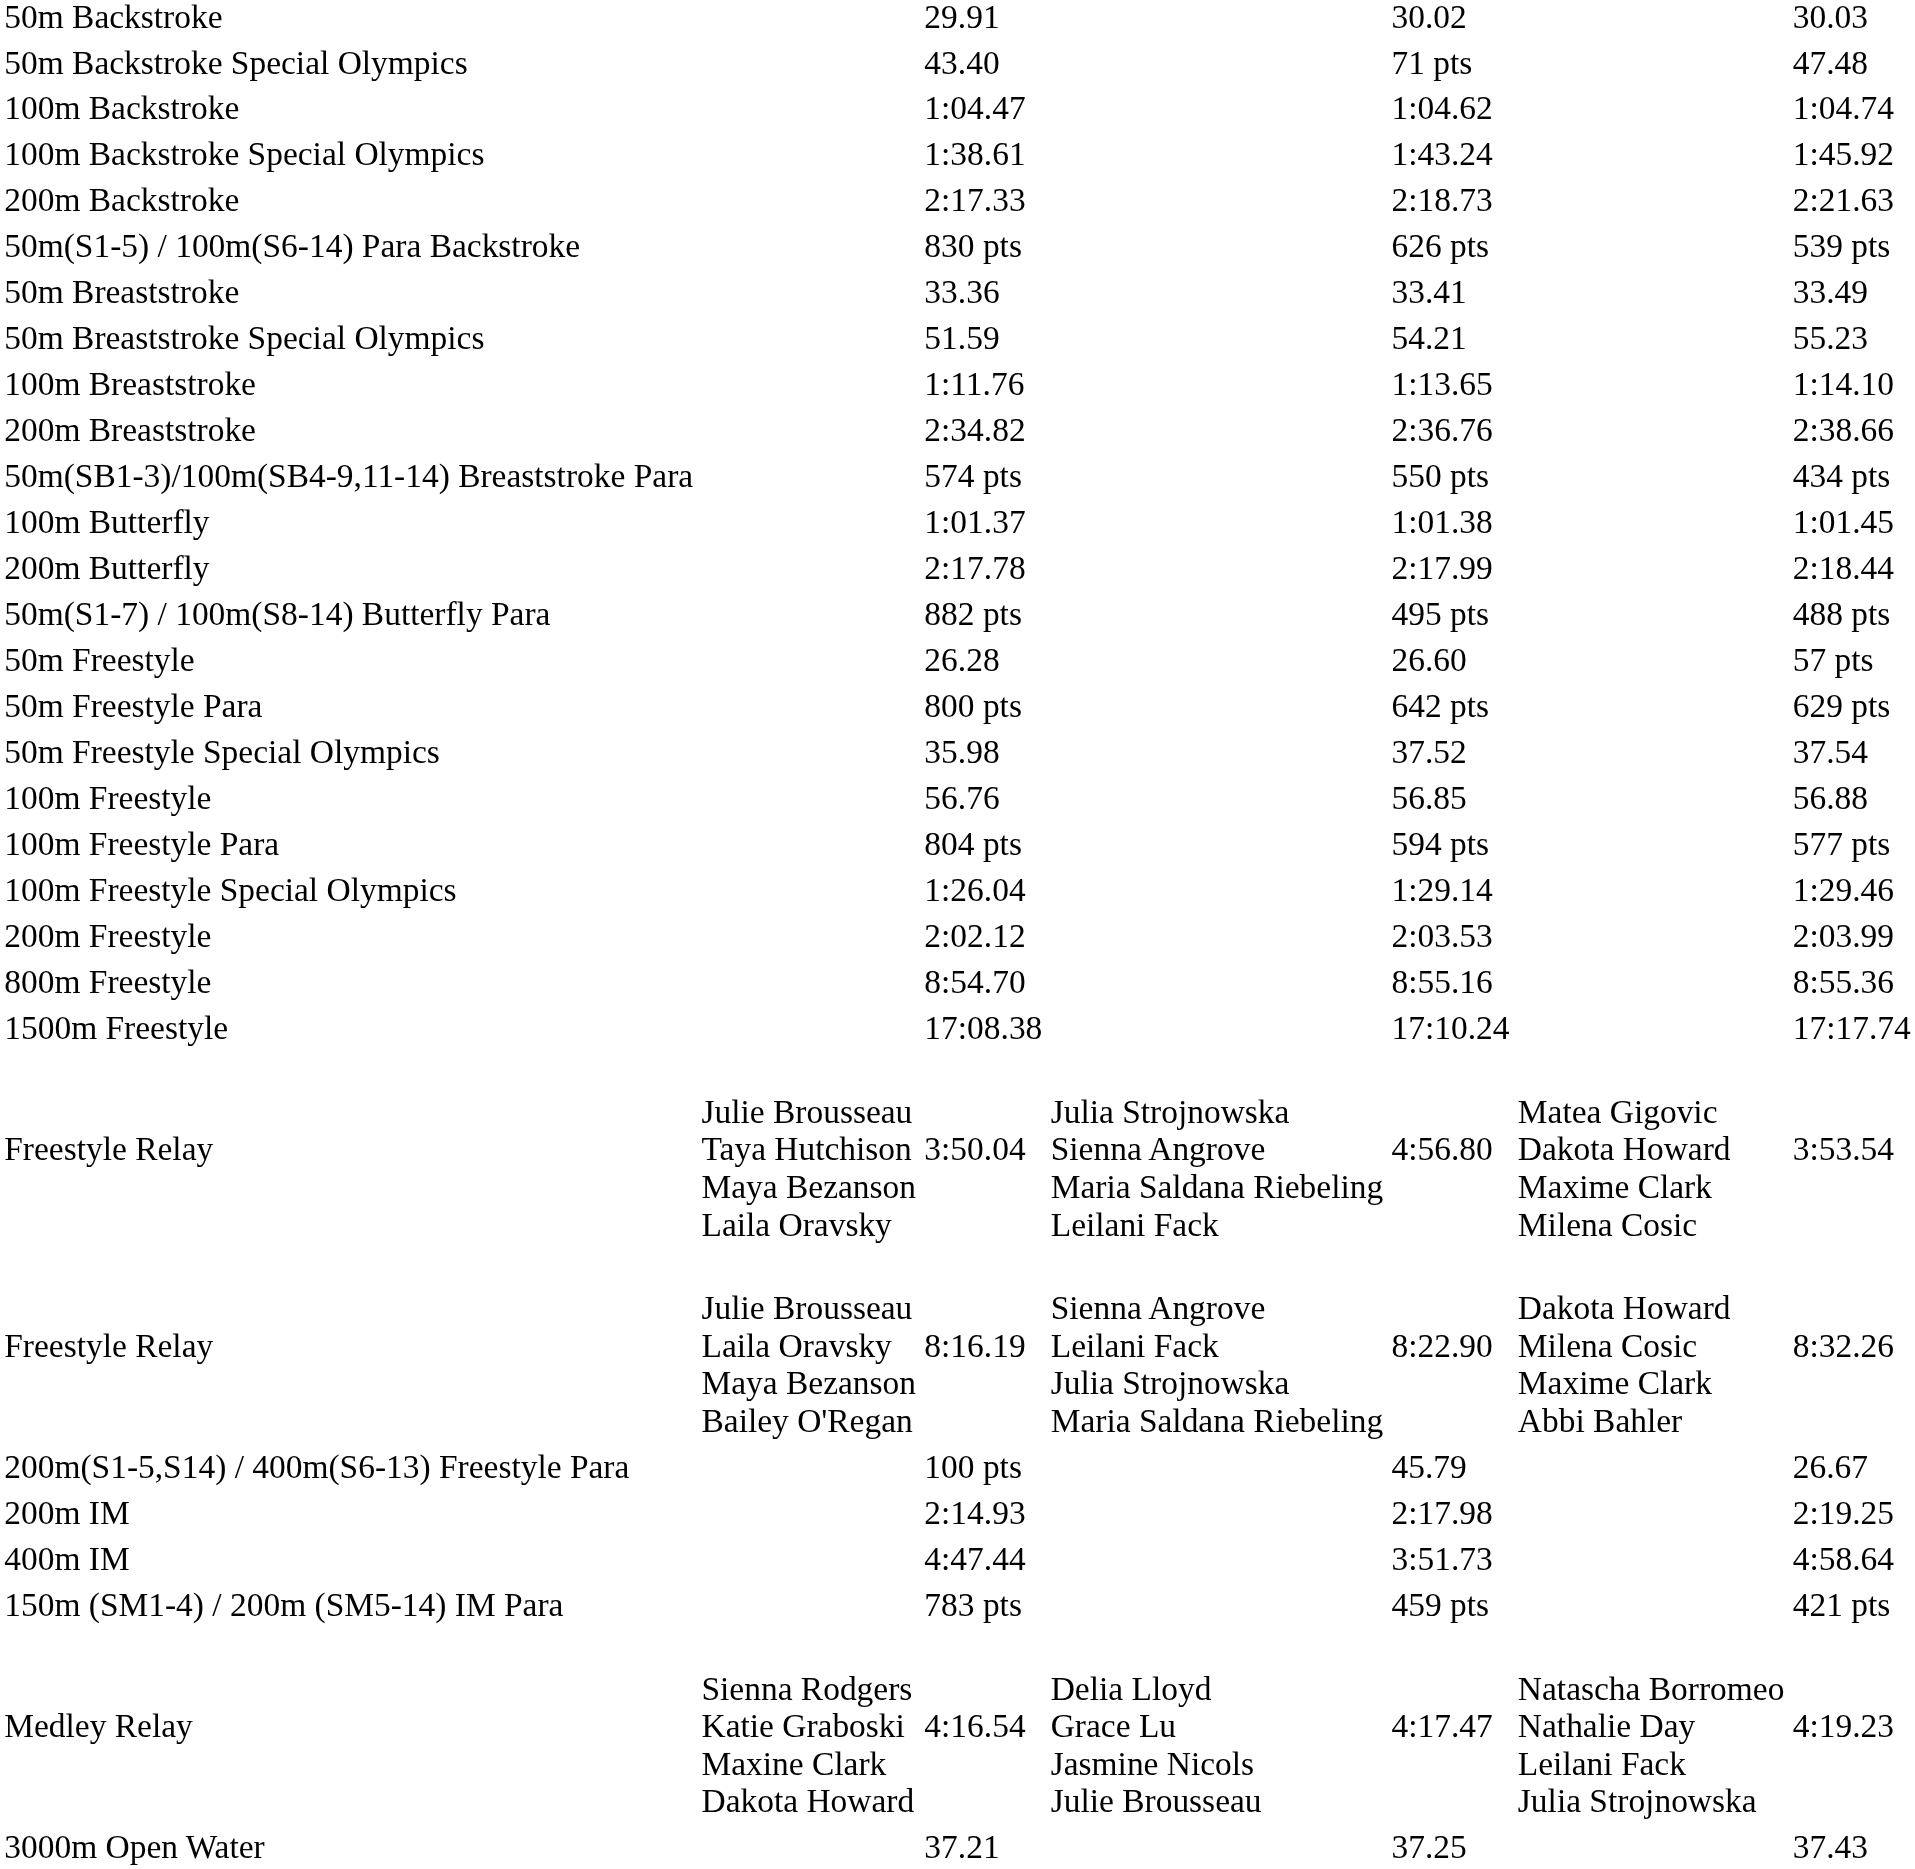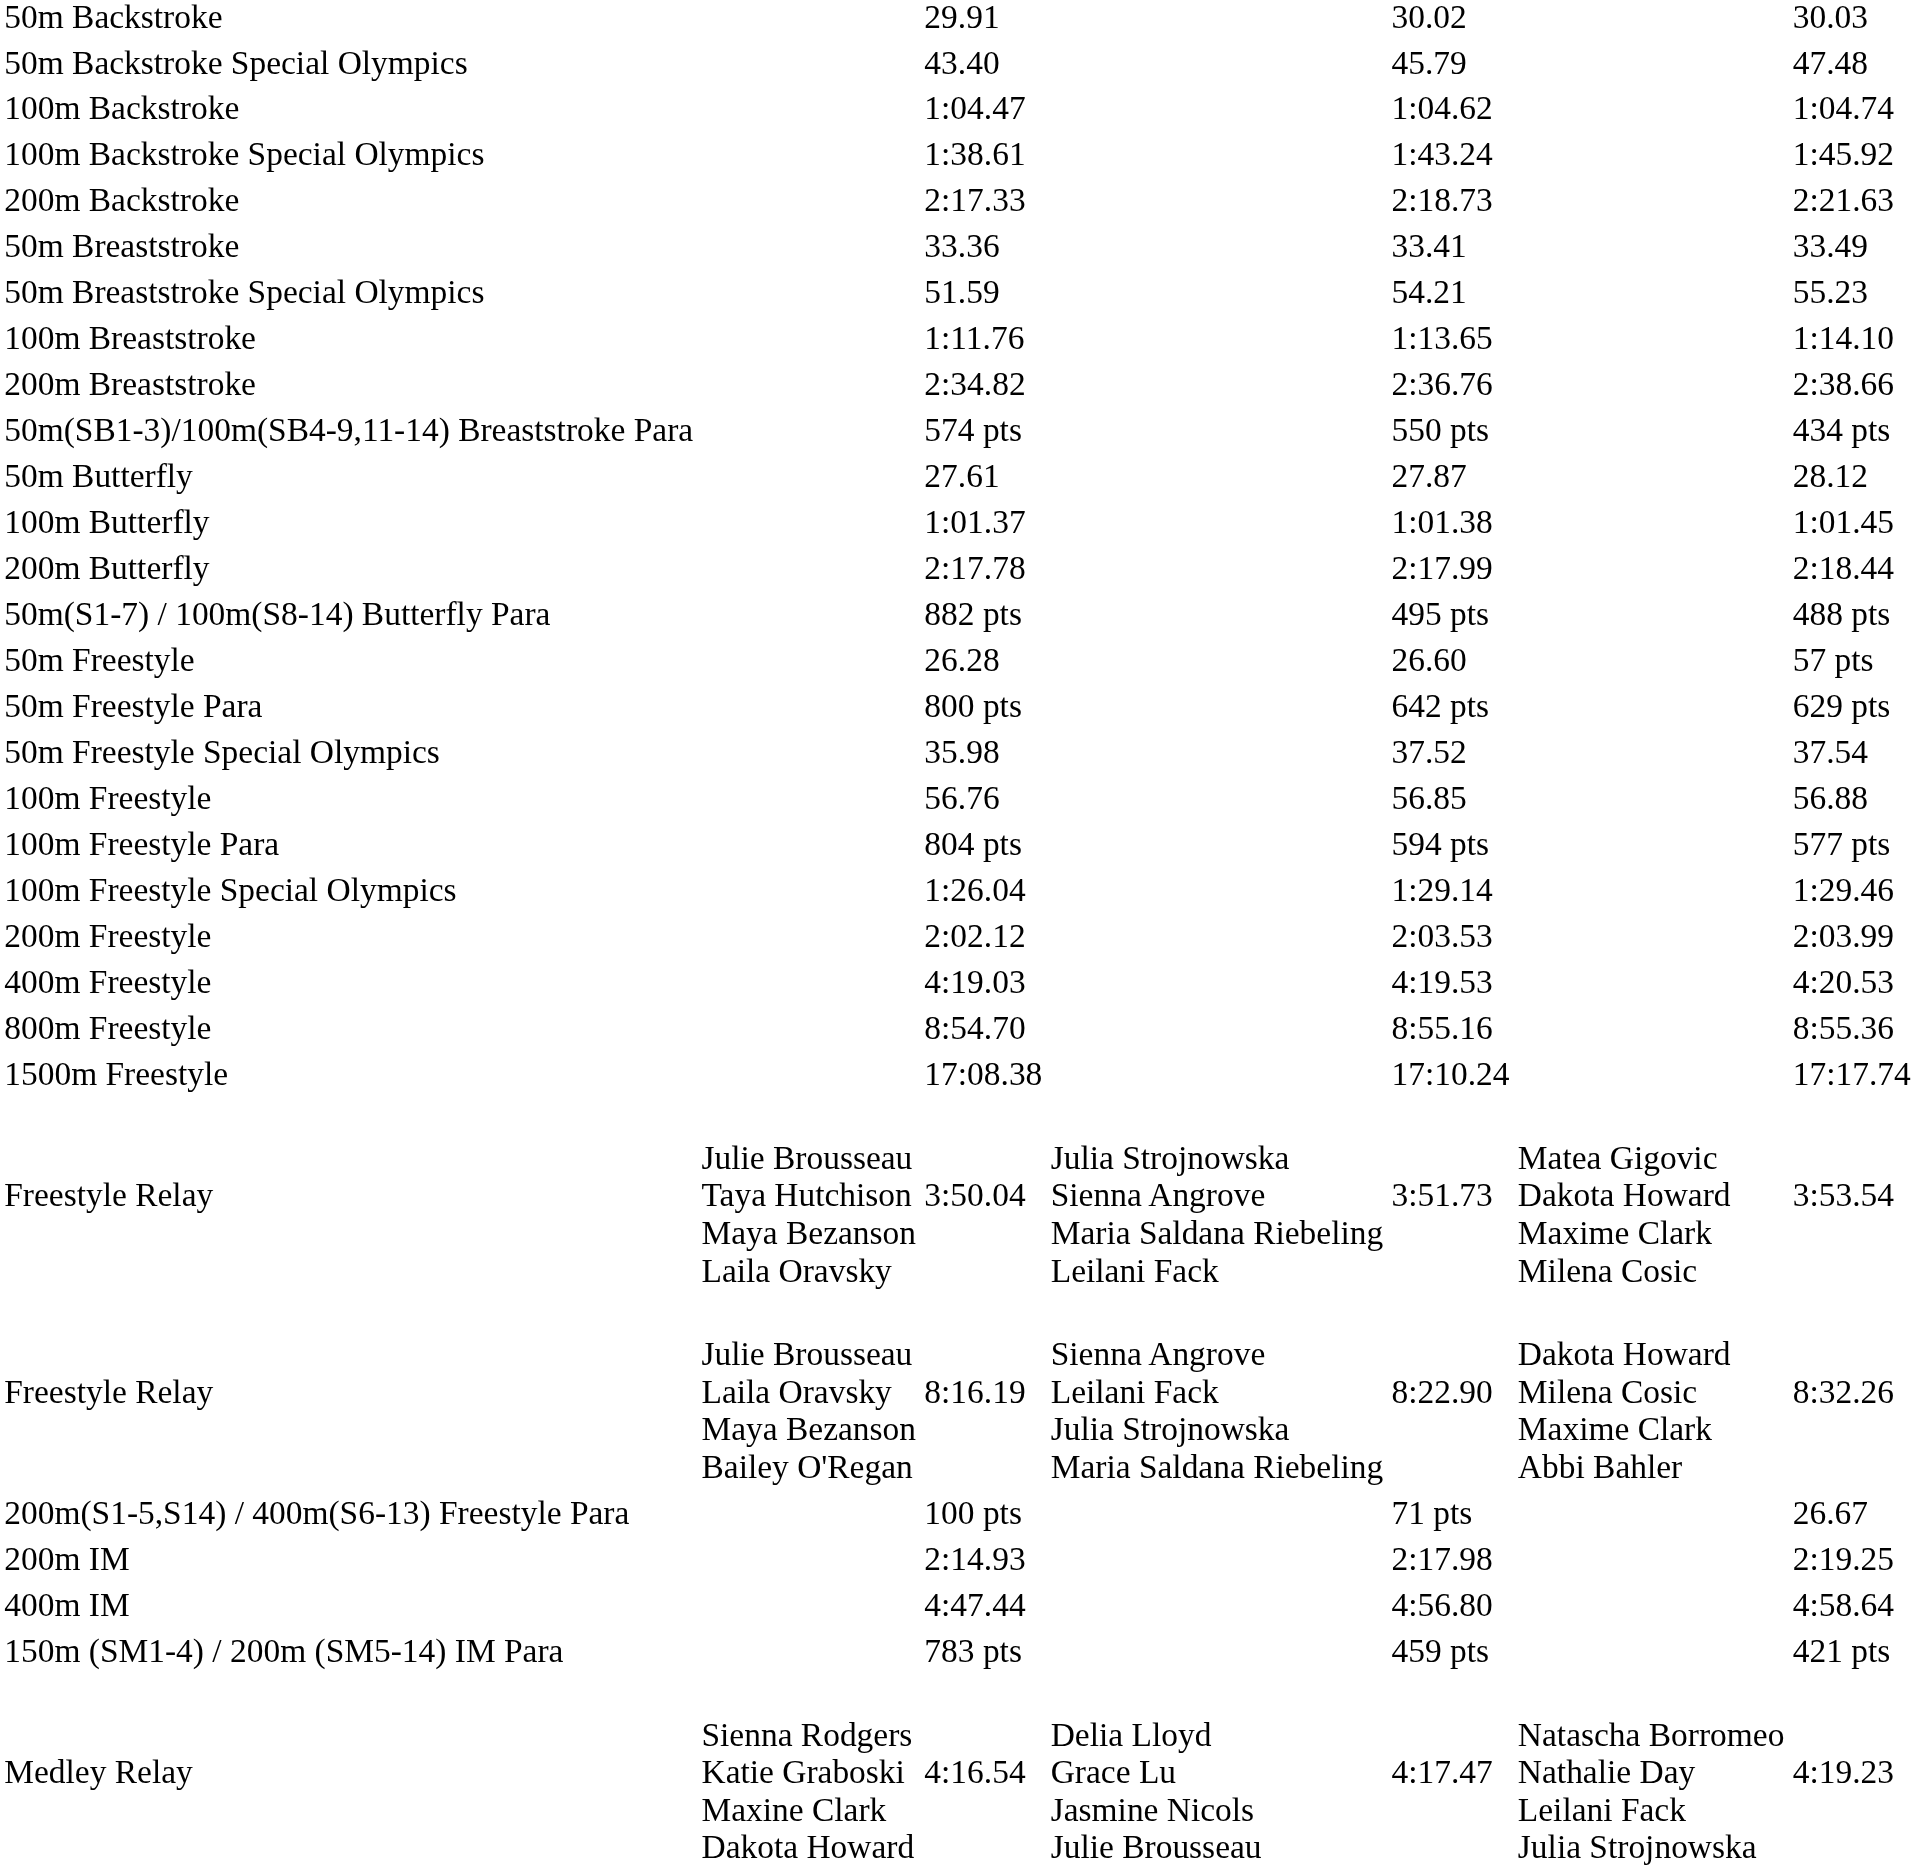(1432, 62) 71 pts -> (1429, 62) 45.79
- row: (292, 246)
+ row: (99, 476)
+ row: (108, 982)
(1442, 1149) 4:56.80 -> (1442, 1195) 3:51.73
(1429, 1466) 45.79 -> (1432, 1512) 71 pts
(1442, 1558) 3:51.73 -> (1442, 1604) 4:56.80
- row: (134, 1847)
